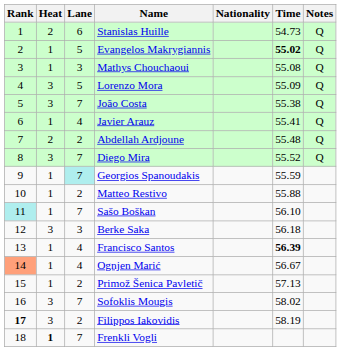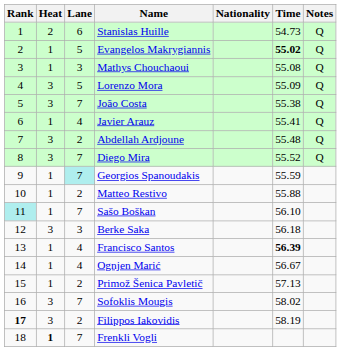(50, 139) 2 -> (50, 139) 3
(20, 265) lightsalmon background -> (20, 265) no background
